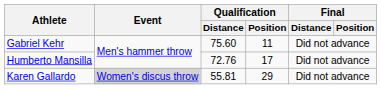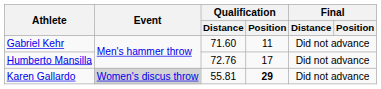(223, 44) 75.60 -> (223, 44) 71.60
(267, 77) normal -> (267, 77) bold
